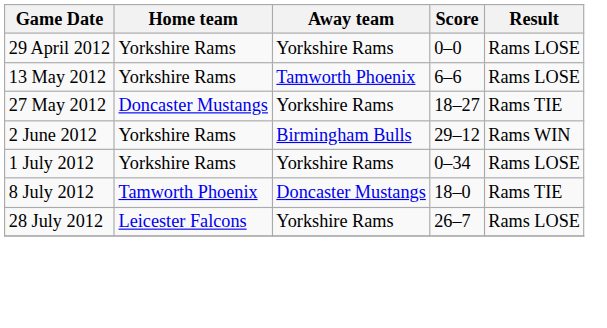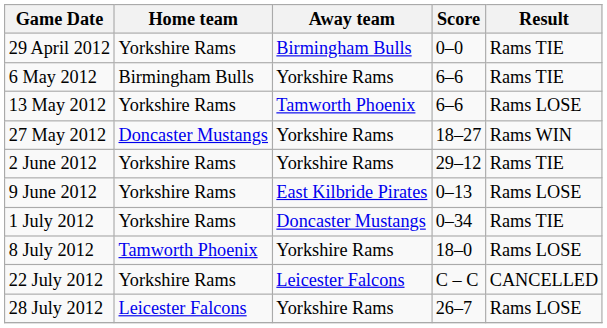(335, 47) Yorkshire Rams -> (344, 47) Birmingham Bulls
(534, 47) Rams LOSE -> (527, 47) Rams TIE
+ row: (53, 76)
(525, 105) Rams TIE -> (531, 134) Rams WIN
(344, 134) Birmingham Bulls -> (335, 163) Yorkshire Rams
(529, 134) Rams WIN -> (527, 163) Rams TIE
+ row: (53, 192)
(335, 163) Yorkshire Rams -> (351, 221) Doncaster Mustangs
(534, 163) Rams LOSE -> (527, 221) Rams TIE
(351, 192) Doncaster Mustangs -> (335, 250) Yorkshire Rams
(525, 192) Rams TIE -> (536, 250) Rams LOSE
+ row: (56, 279)
